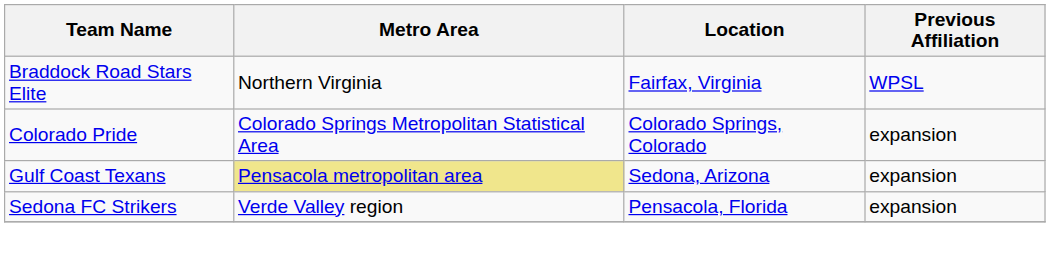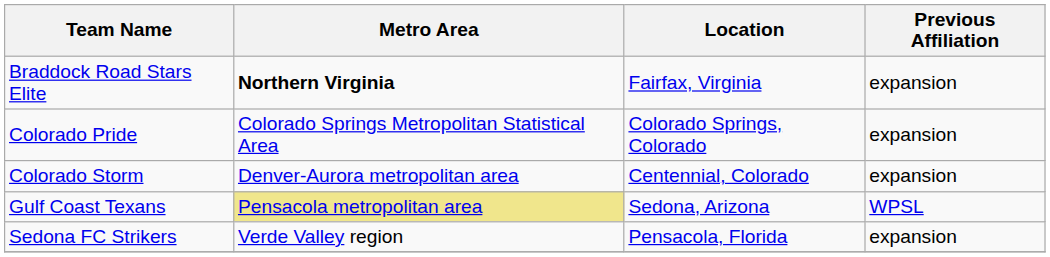(310, 82) normal -> (316, 82) bold
(897, 82) WPSL -> (913, 82) expansion
+ row: (76, 175)
(913, 175) expansion -> (897, 206) WPSL
